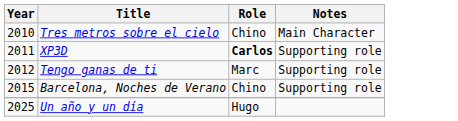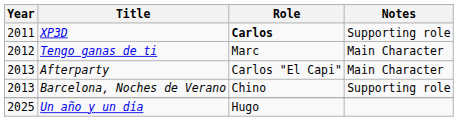- row: (130, 32)
(330, 70) Supporting role -> (395, 51) Main Character
+ row: (75, 70)
(21, 88) 2015 -> (21, 88) 2013
